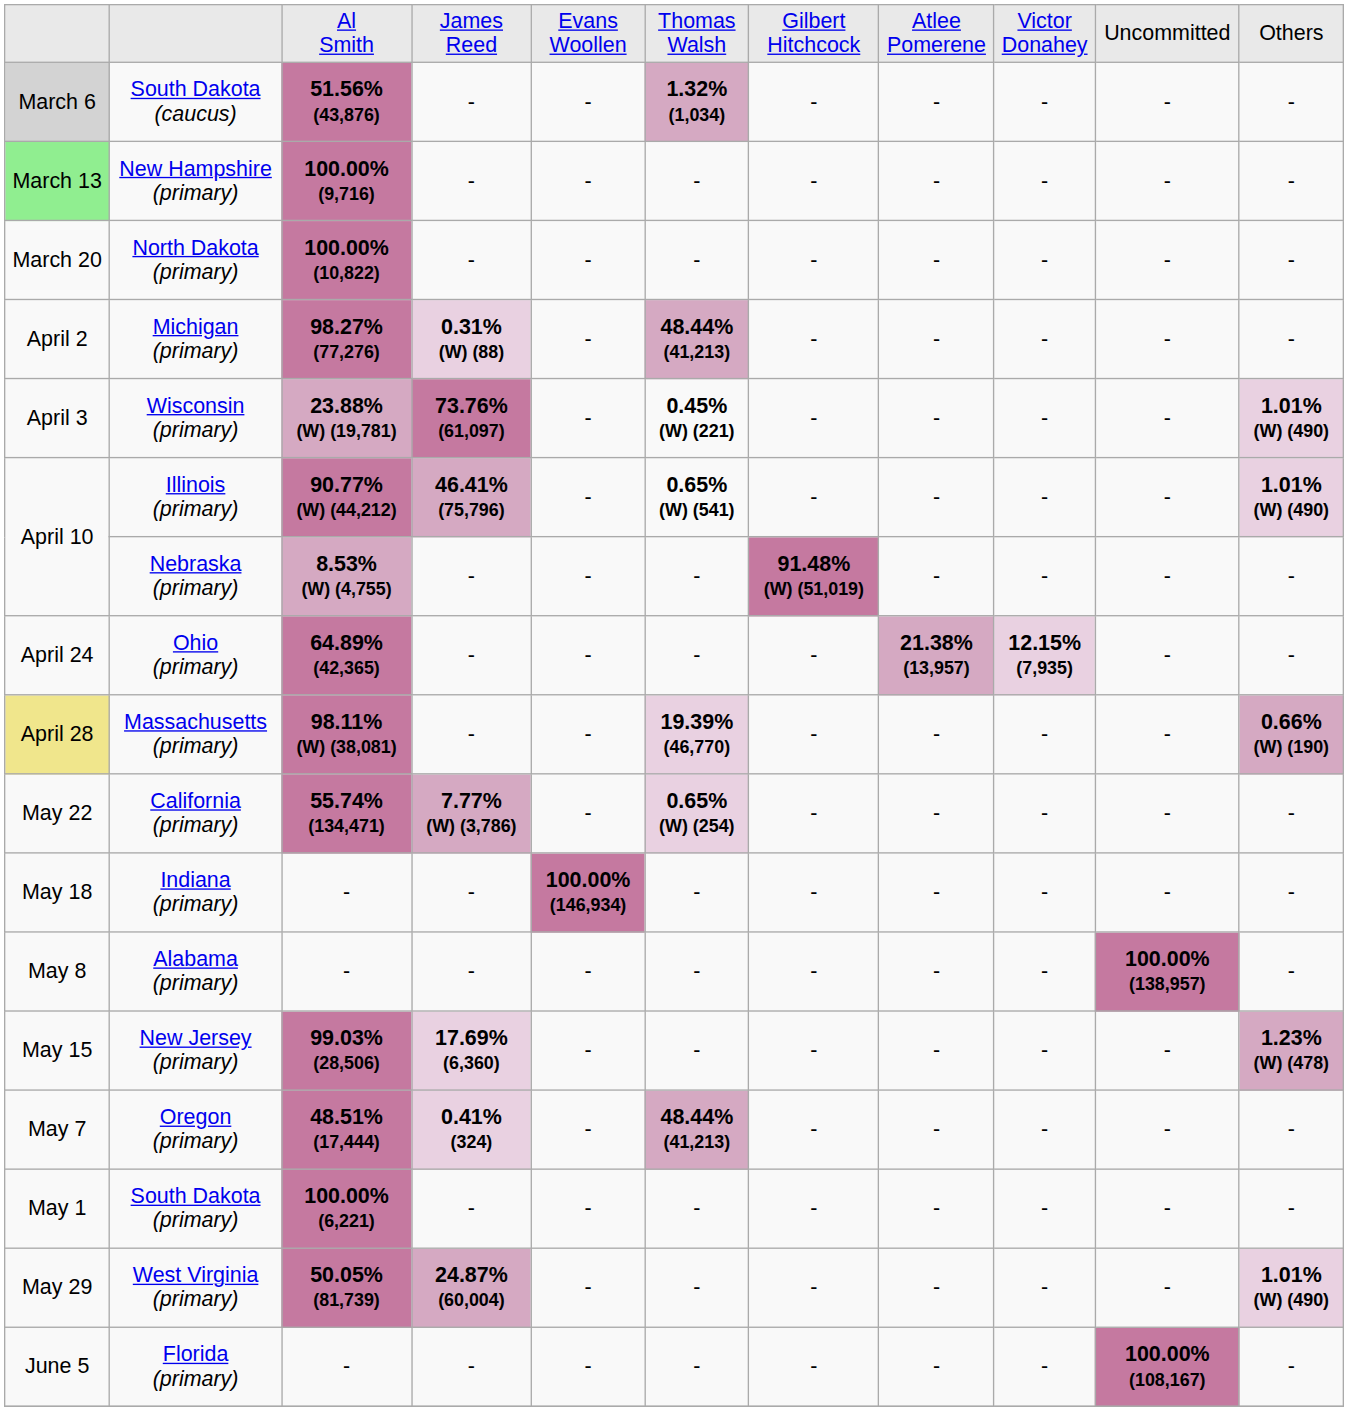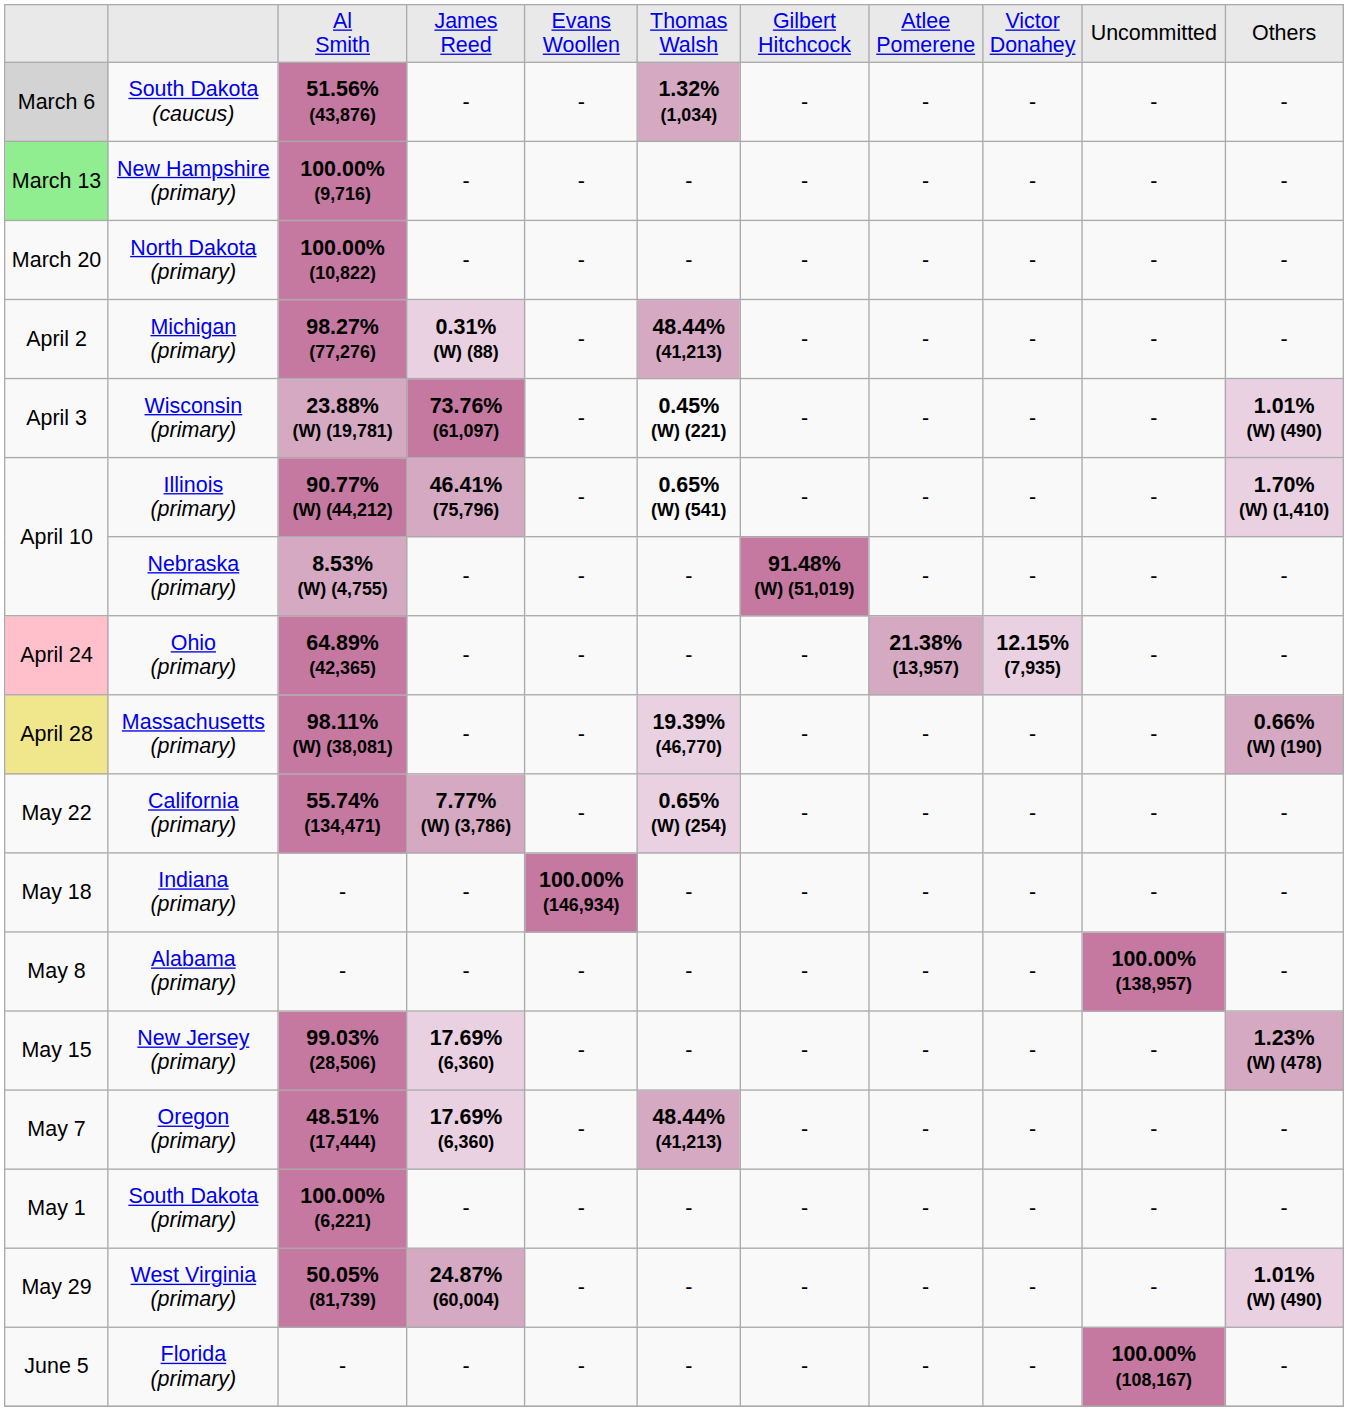(1291, 497) 1.01% (W) (490) -> (1284, 497) 1.70% (W) (1,410)
(57, 655) no background -> (57, 655) pink background
(471, 1129) 0.41% (324) -> (466, 1129) 17.69% (6,360)
